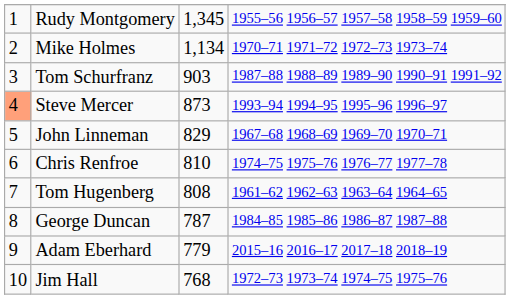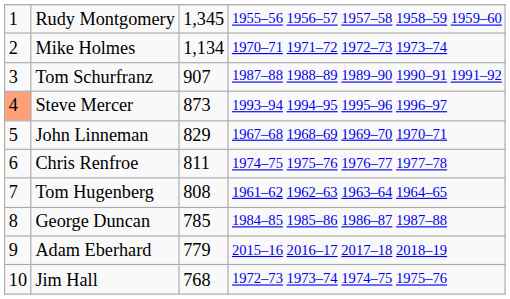(197, 76) 903 -> (197, 76) 907
(197, 163) 810 -> (196, 163) 811
(197, 221) 787 -> (197, 221) 785
